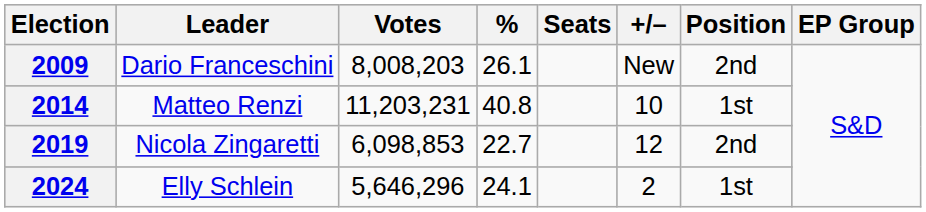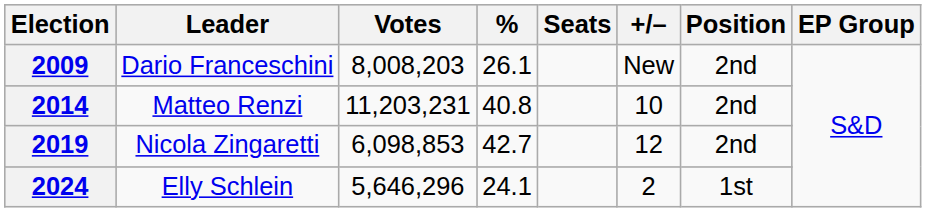(736, 105) 1st -> (736, 105) 2nd
(507, 145) 22.7 -> (507, 145) 42.7
